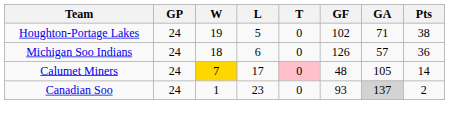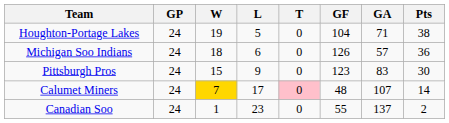(341, 33) 102 -> (341, 33) 104
+ row: (79, 71)
(382, 71) 105 -> (382, 90) 107
(341, 90) 93 -> (341, 109) 55
(382, 90) lightgrey background -> (382, 109) no background
